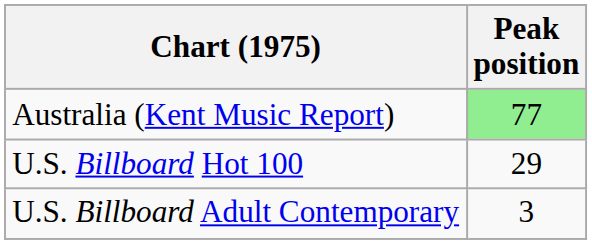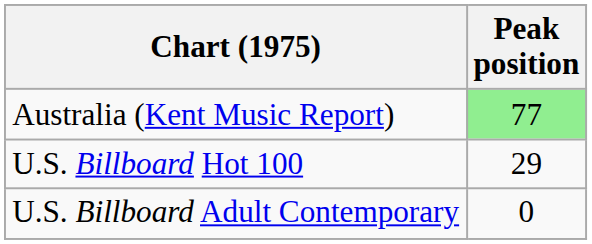(526, 212) 3 -> (526, 212) 0
